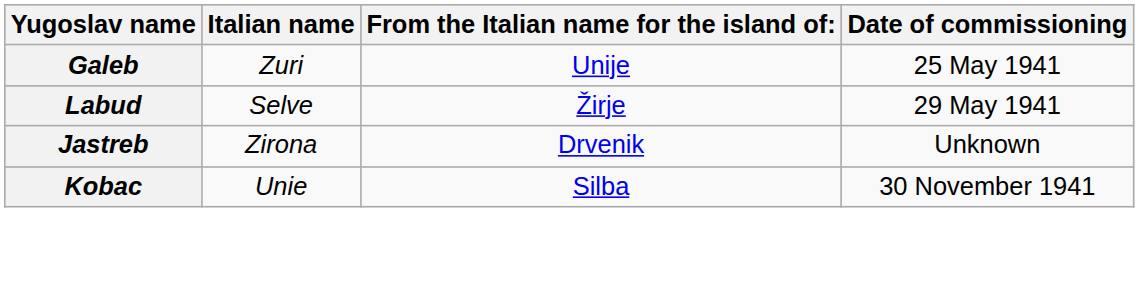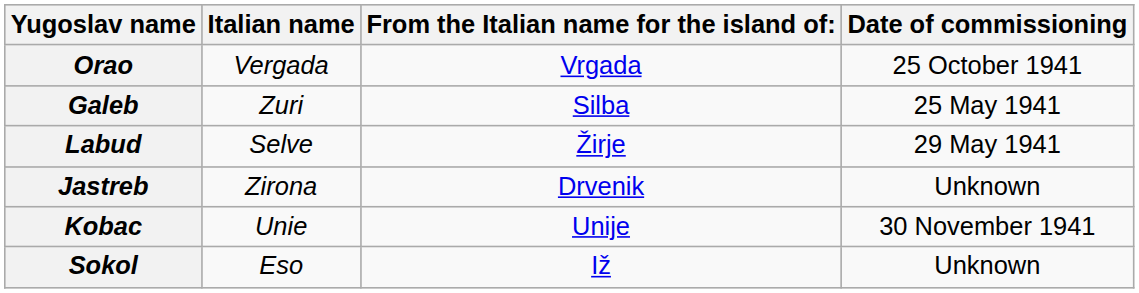+ row: (103, 65)
(601, 65) Unije -> (601, 105) Silba
(601, 186) Silba -> (601, 226) Unije
+ row: (103, 266)
